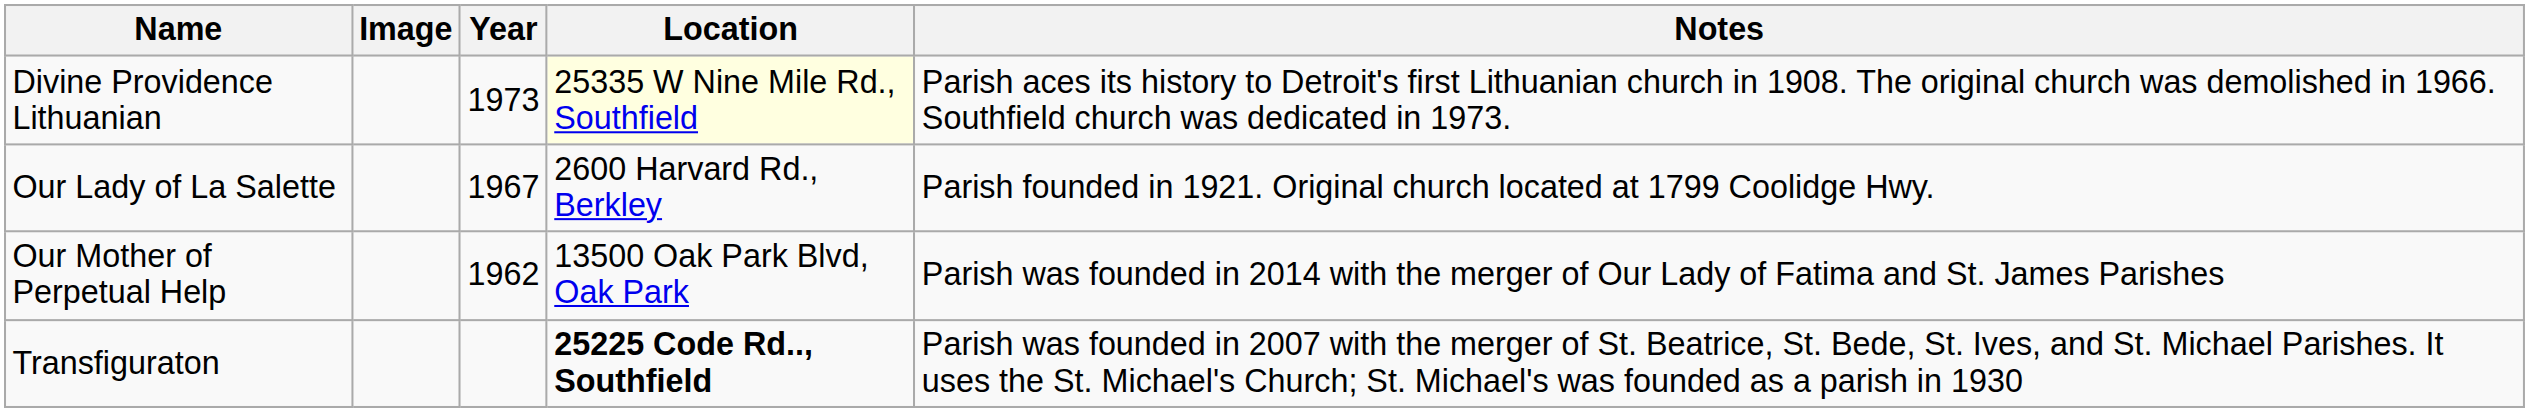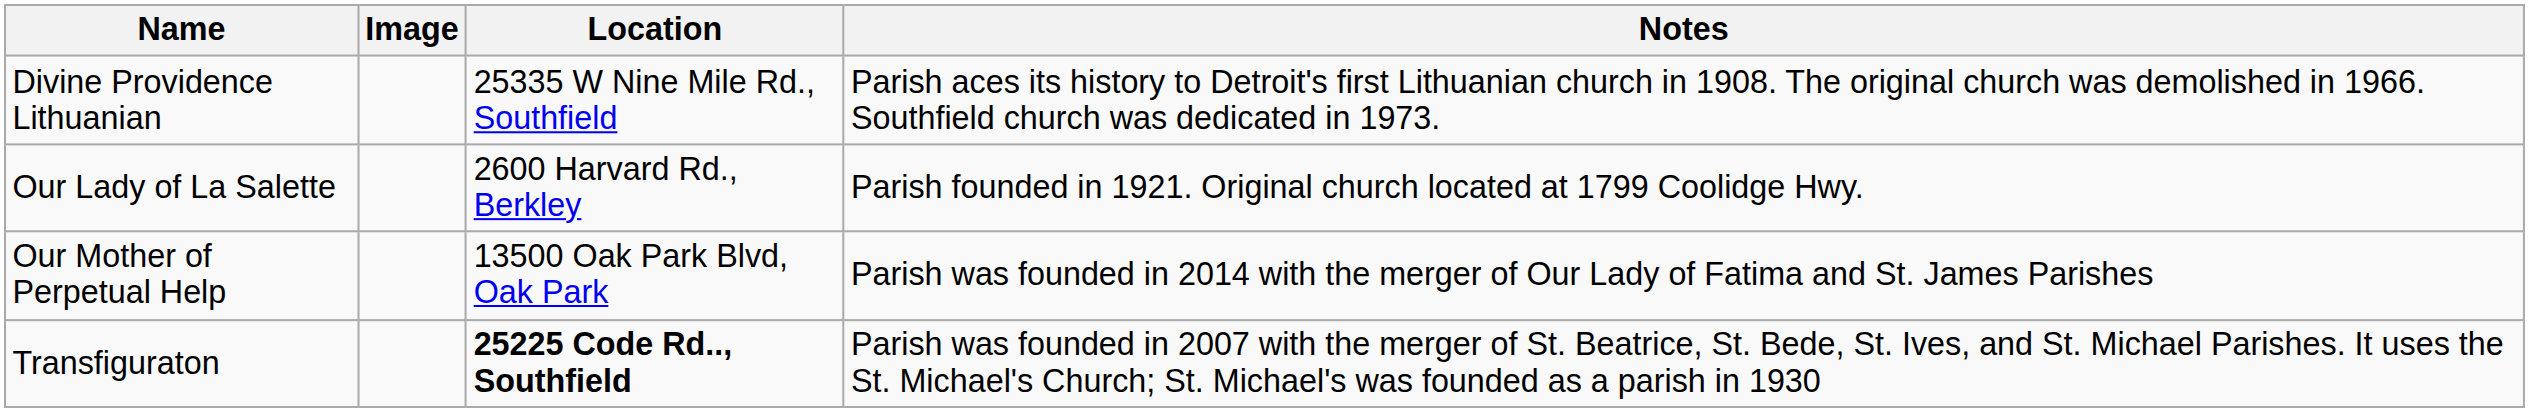- column: (503, 30)
(725, 99) lightyellow background -> (644, 99) no background
